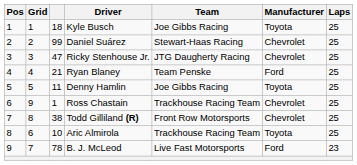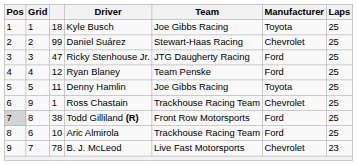(285, 57) Chevrolet -> (274, 57) Ford
(57, 72) 21 -> (57, 72) 12
(9, 117) no background -> (9, 117) lightgrey background
(285, 117) Chevrolet -> (274, 117) Ford
(278, 132) Toyota -> (274, 132) Ford
(274, 148) Ford -> (285, 148) Chevrolet
